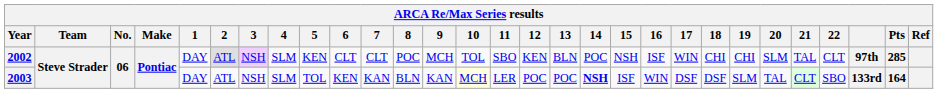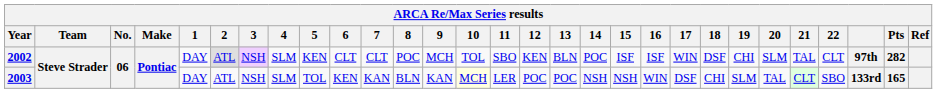(626, 56) NSH -> (625, 56) ISF
(715, 56) CHI -> (715, 56) DSF
(897, 56) 285 -> (896, 56) 282
(596, 77) bold -> (595, 77) normal
(626, 77) ISF -> (625, 77) NSH
(715, 77) DSF -> (715, 77) CHI
(897, 77) 164 -> (896, 77) 165
